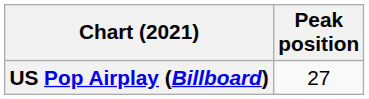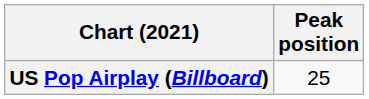(319, 77) 27 -> (319, 77) 25
